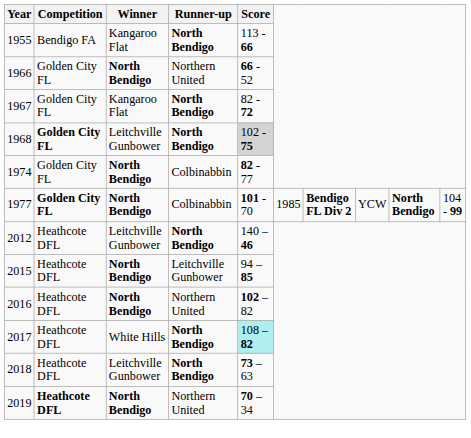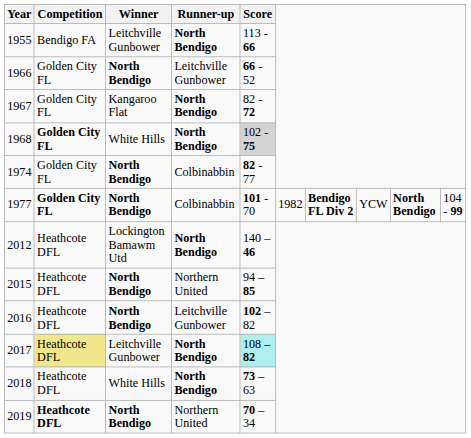(133, 40) Kangaroo Flat -> (135, 40) Leitchville Gunbower
(193, 73) Northern United -> (201, 73) Leitchville Gunbower
(135, 139) Leitchville Gunbower -> (137, 139) White Hills
(288, 205) 1985 -> (290, 205) 1982
(135, 238) Leitchville Gunbower -> (137, 244) Lockington Bamawm Utd
(198, 271) Leitchville Gunbower -> (196, 284) Northern United
(193, 303) Northern United -> (201, 317) Leitchville Gunbower
(62, 336) no background -> (62, 350) khaki background
(137, 336) White Hills -> (135, 350) Leitchville Gunbower
(135, 369) Leitchville Gunbower -> (137, 383) White Hills
